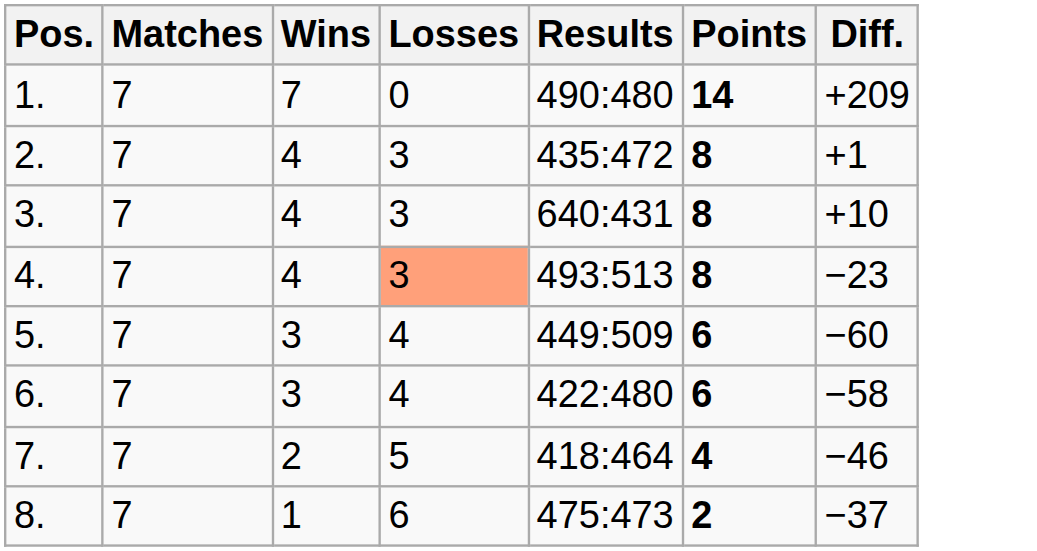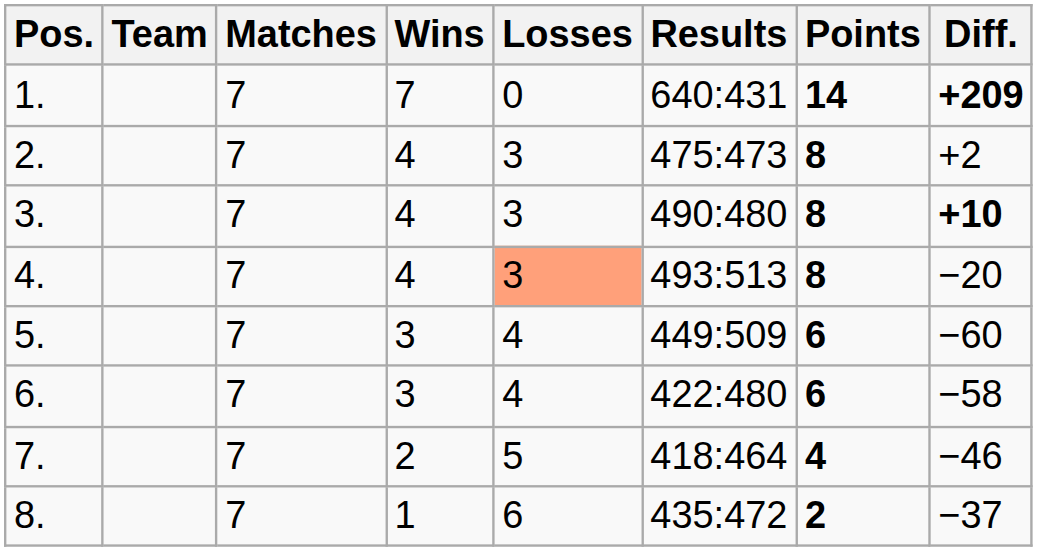+ column: (160, 34)
(605, 94) 490:480 -> (719, 94) 640:431
(867, 94) normal -> (981, 94) bold
(605, 154) 435:472 -> (719, 154) 475:473
(846, 154) +1 -> (960, 154) +2
(605, 214) 640:431 -> (719, 214) 490:480
(857, 214) normal -> (970, 214) bold
(857, 275) −23 -> (970, 275) −20
(605, 515) 475:473 -> (719, 515) 435:472
